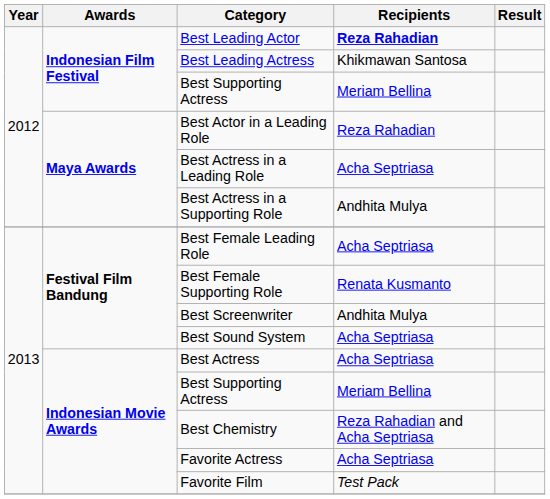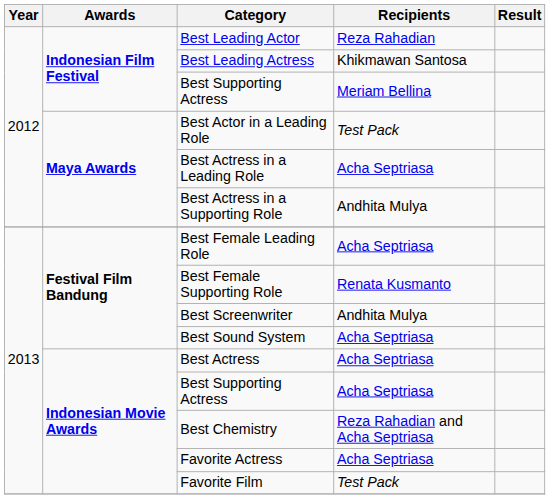(388, 38) bold -> (386, 38) normal
(386, 130) Reza Rahadian -> (368, 130) Test Pack
(384, 390) Meriam Bellina -> (385, 390) Acha Septriasa
